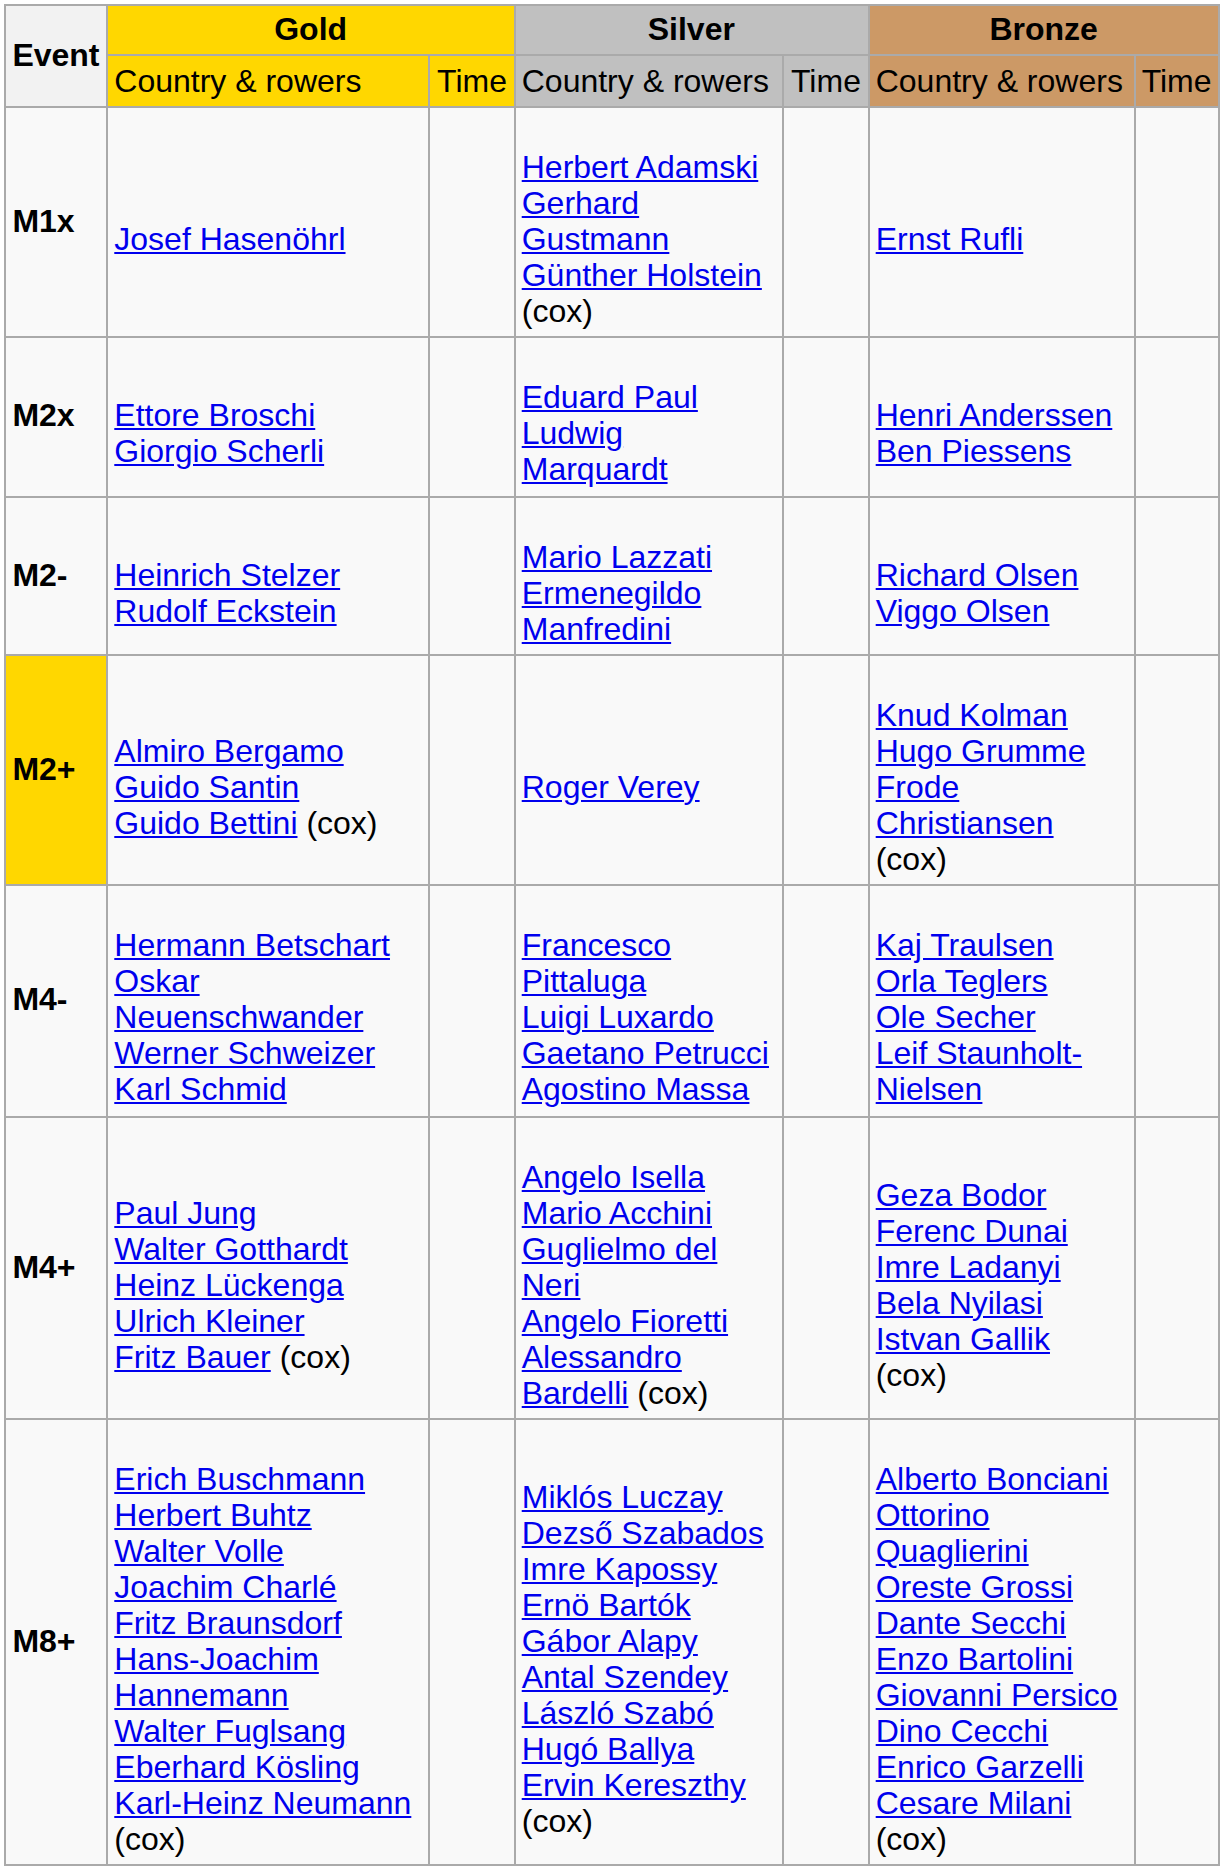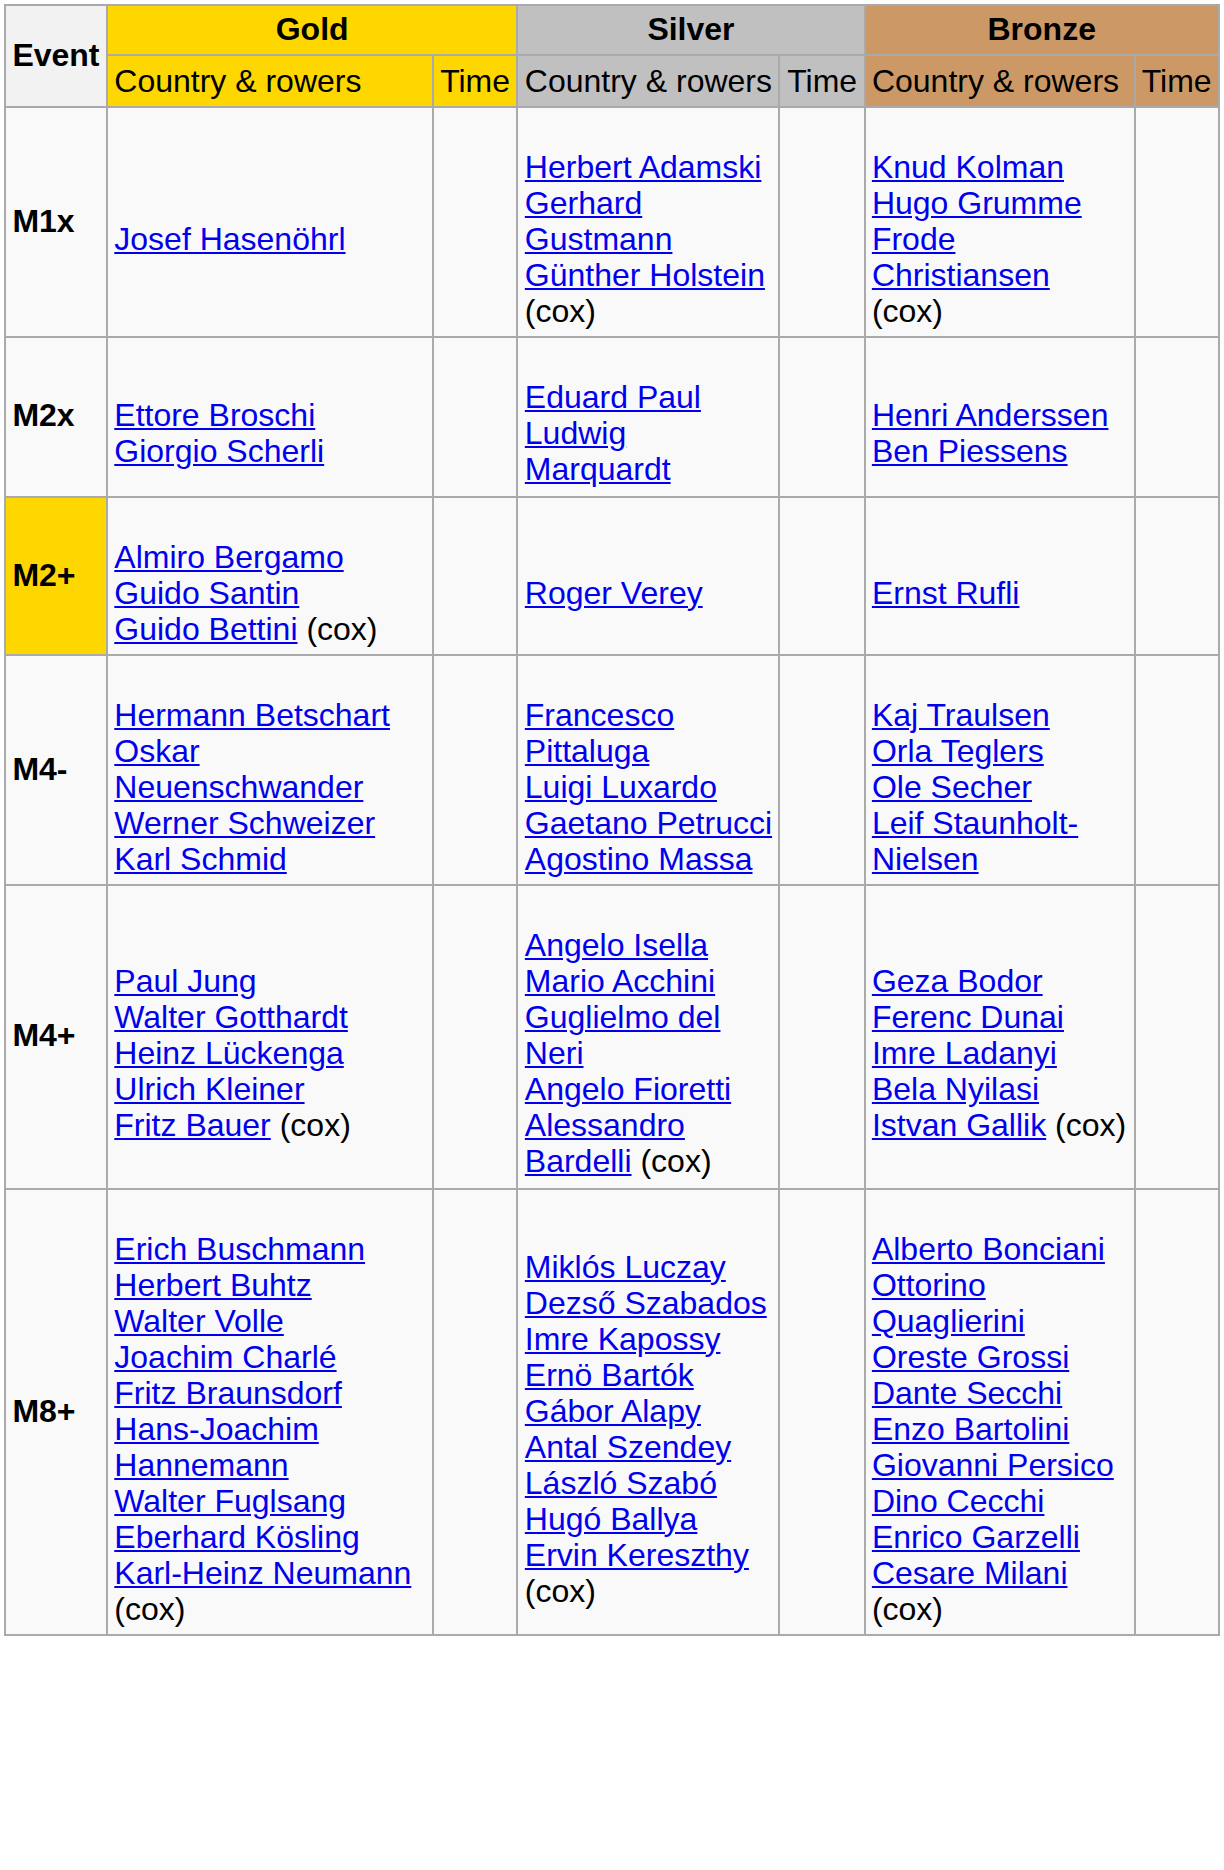(949, 239) Ernst Rufli -> (977, 239) Knud Kolman Hugo Grumme Frode Christiansen (cox)
- row: (227, 592)
(981, 787) Knud Kolman Hugo Grumme Frode Christiansen (cox) -> (946, 592) Ernst Rufli
